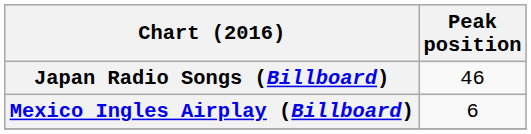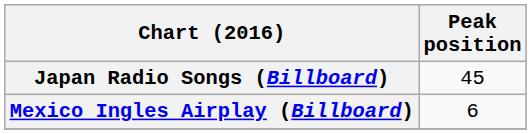(473, 78) 46 -> (473, 78) 45
